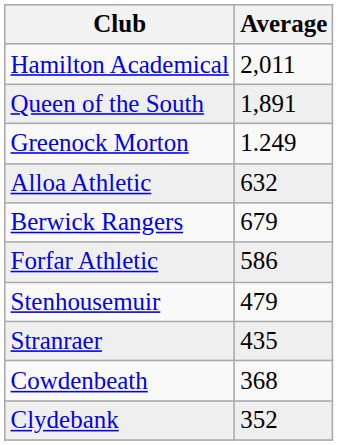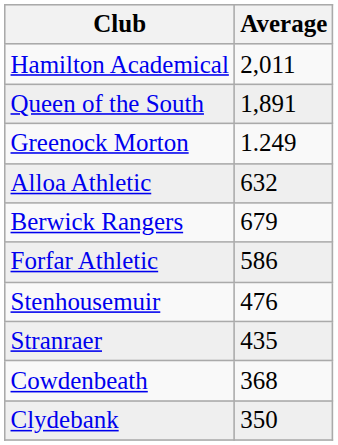(259, 301) 479 -> (259, 301) 476
(259, 420) 352 -> (259, 420) 350
